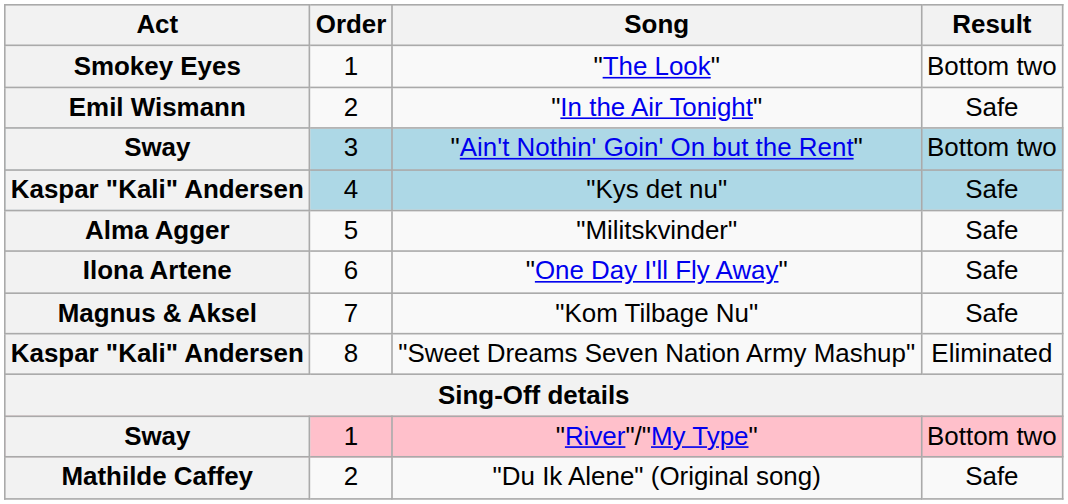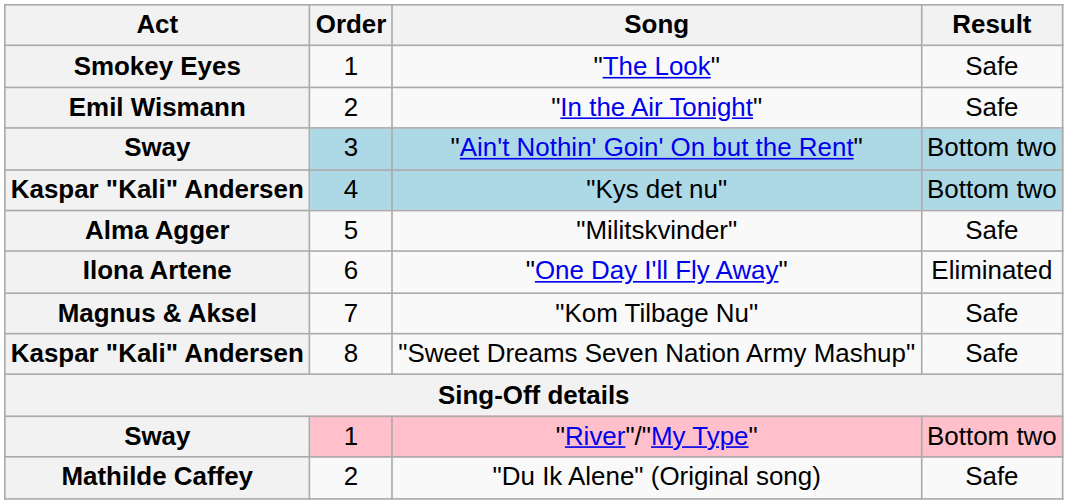(992, 66) Bottom two -> (992, 66) Safe
(992, 189) Safe -> (992, 189) Bottom two
(992, 271) Safe -> (992, 271) Eliminated
(992, 353) Eliminated -> (992, 353) Safe
